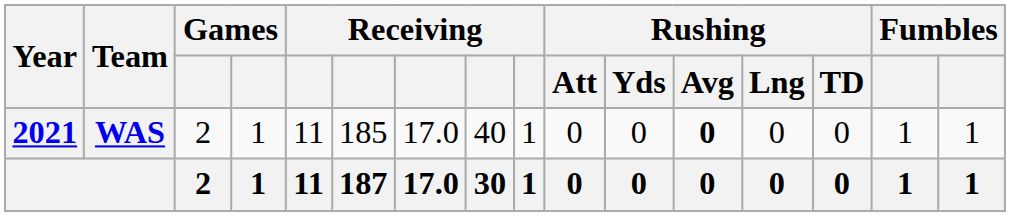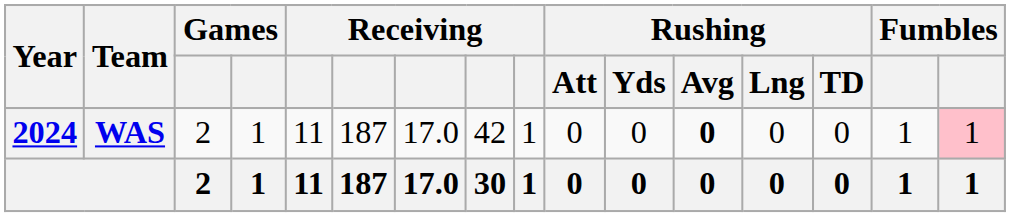(45, 132) 2021 -> (45, 132) 2024
(363, 132) 185 -> (363, 132) 187
(490, 132) 40 -> (490, 132) 42
(972, 132) no background -> (972, 132) pink background
